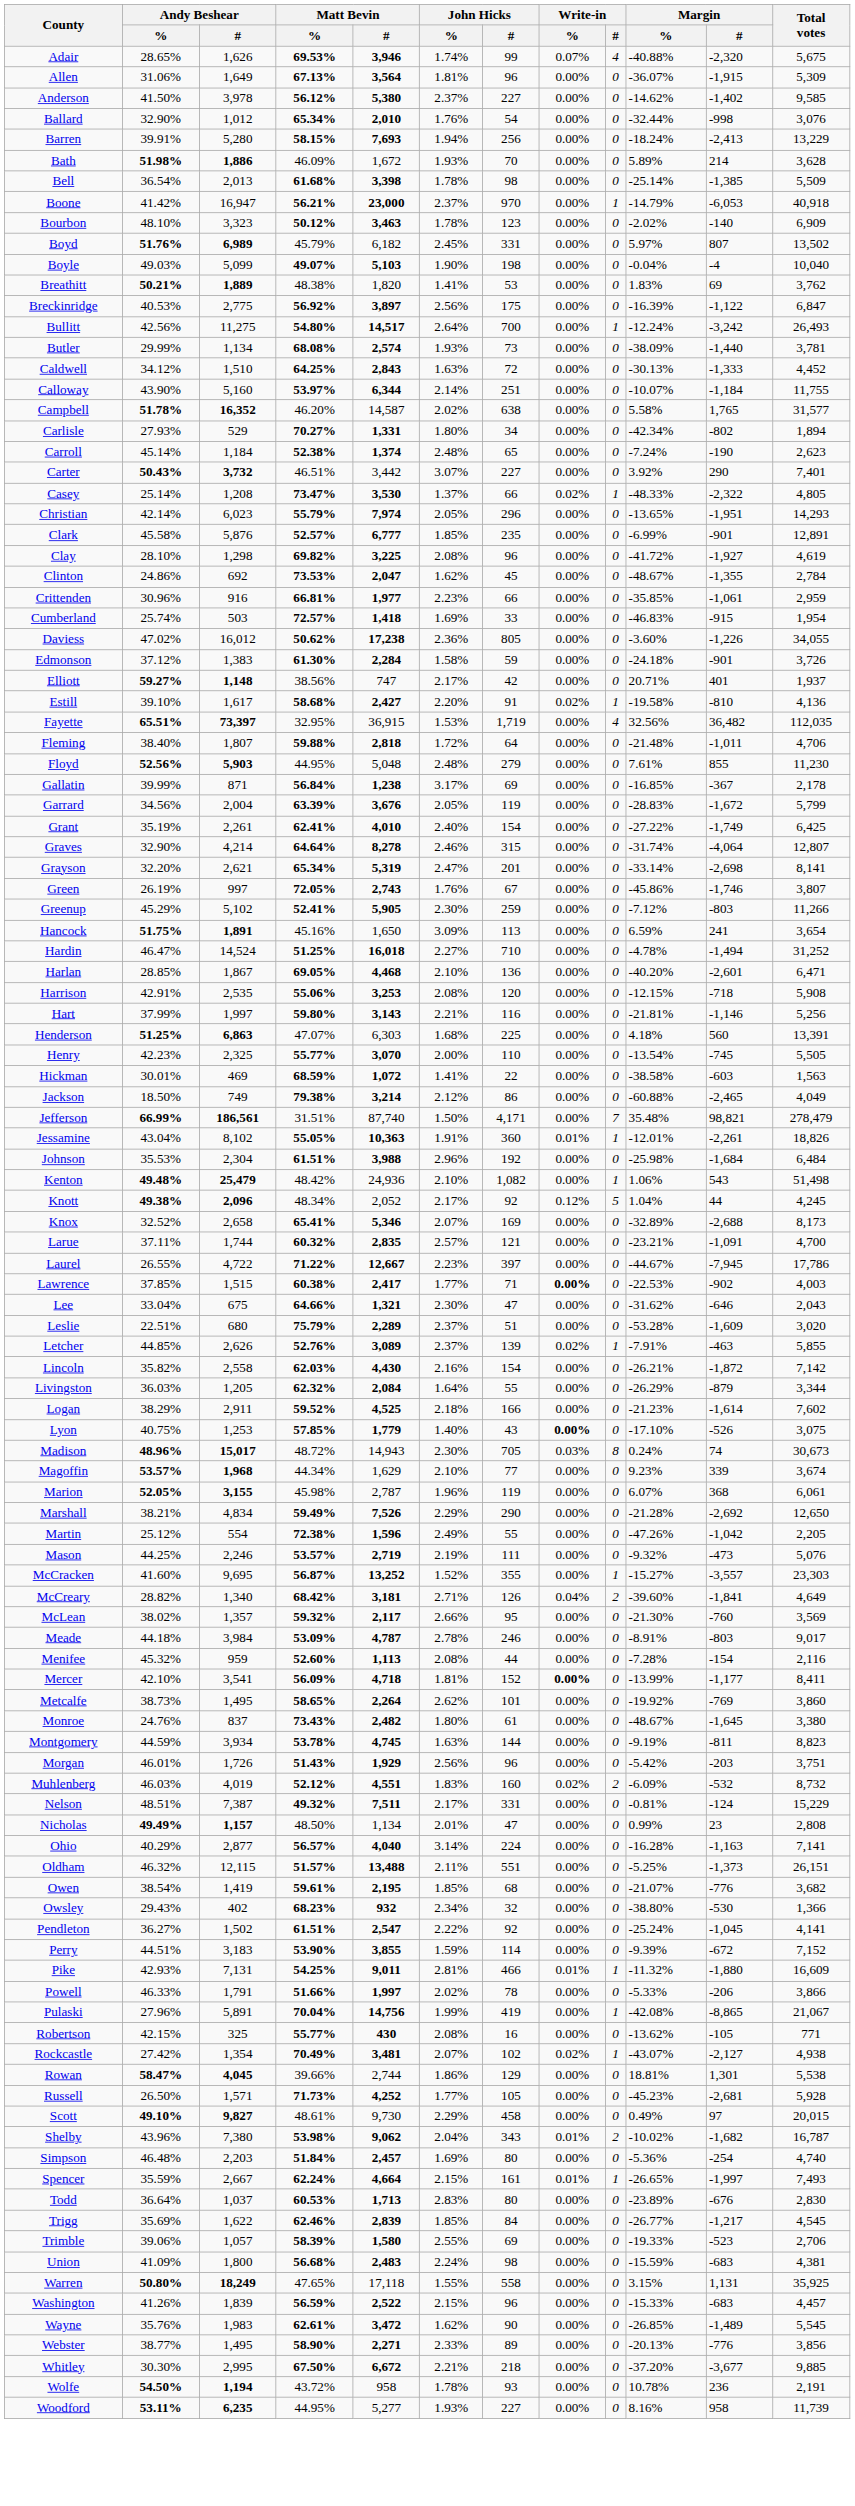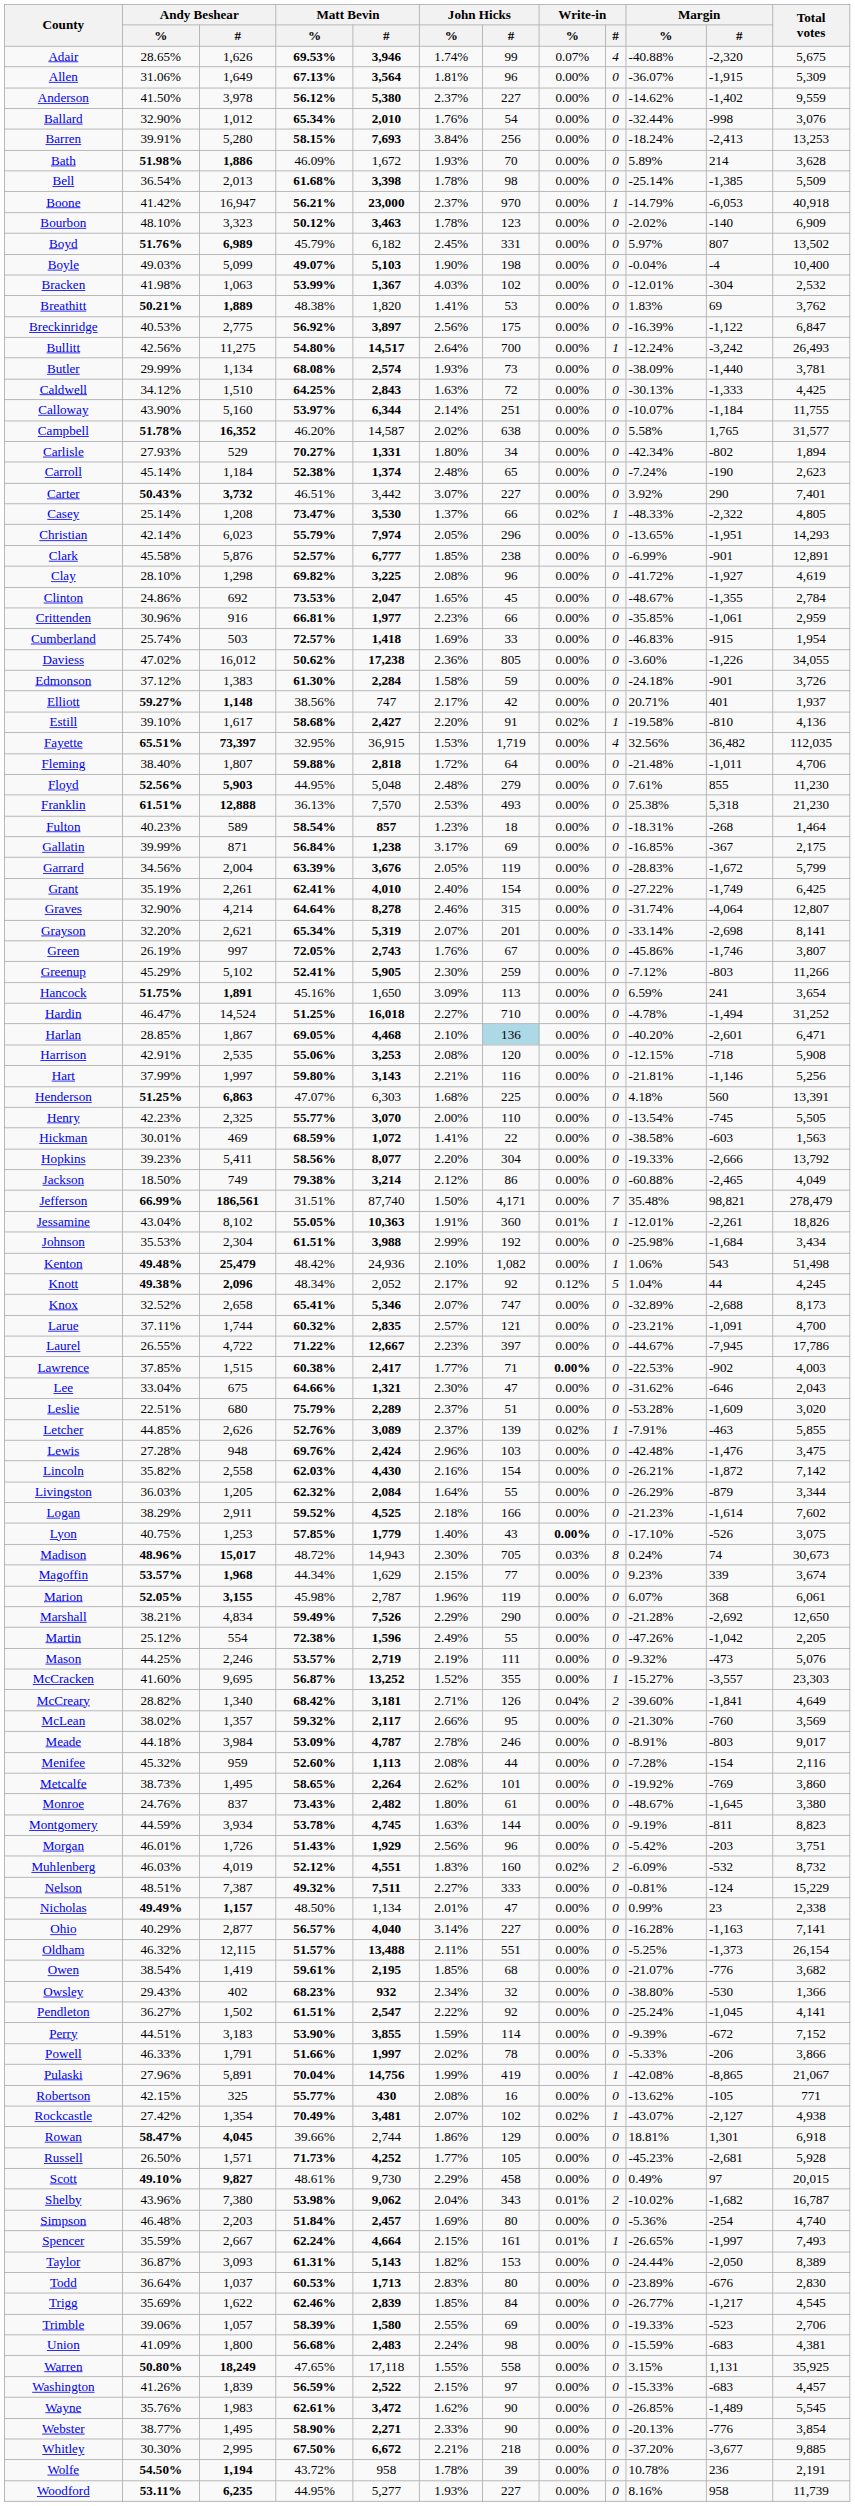(811, 98) 9,585 -> (811, 98) 9,559
(451, 139) 1.94% -> (451, 139) 3.84%
(811, 139) 13,229 -> (811, 139) 13,253
(811, 264) 10,040 -> (811, 264) 10,400
+ row: (63, 285)
(811, 368) 4,452 -> (811, 389) 4,425
(511, 535) 235 -> (511, 555) 238
(451, 576) 1.62% -> (451, 597) 1.65%
+ row: (63, 805)
+ row: (63, 826)
(811, 784) 2,178 -> (811, 847) 2,175
(451, 868) 2.47% -> (451, 930) 2.07%
(511, 972) no background -> (511, 1034) lightblue background
+ row: (63, 1159)
(451, 1159) 2.96% -> (451, 1242) 2.99%
(811, 1159) 6,484 -> (811, 1242) 3,434
(511, 1221) 169 -> (511, 1304) 747
+ row: (63, 1450)
(451, 1471) 2.10% -> (451, 1575) 2.15%
- row: (63, 1679)
(451, 1804) 2.17% -> (451, 1887) 2.27%
(511, 1804) 331 -> (511, 1887) 333
(811, 1825) 2,808 -> (811, 1908) 2,338
(511, 1845) 224 -> (511, 1929) 227
(811, 1866) 26,151 -> (811, 1950) 26,154
- row: (63, 1970)
(811, 2074) 5,538 -> (811, 2137) 6,918
+ row: (63, 2262)
(511, 2303) 96 -> (511, 2386) 97
(511, 2345) 89 -> (511, 2428) 90
(811, 2345) 3,856 -> (811, 2428) 3,854
(511, 2386) 93 -> (511, 2470) 39
